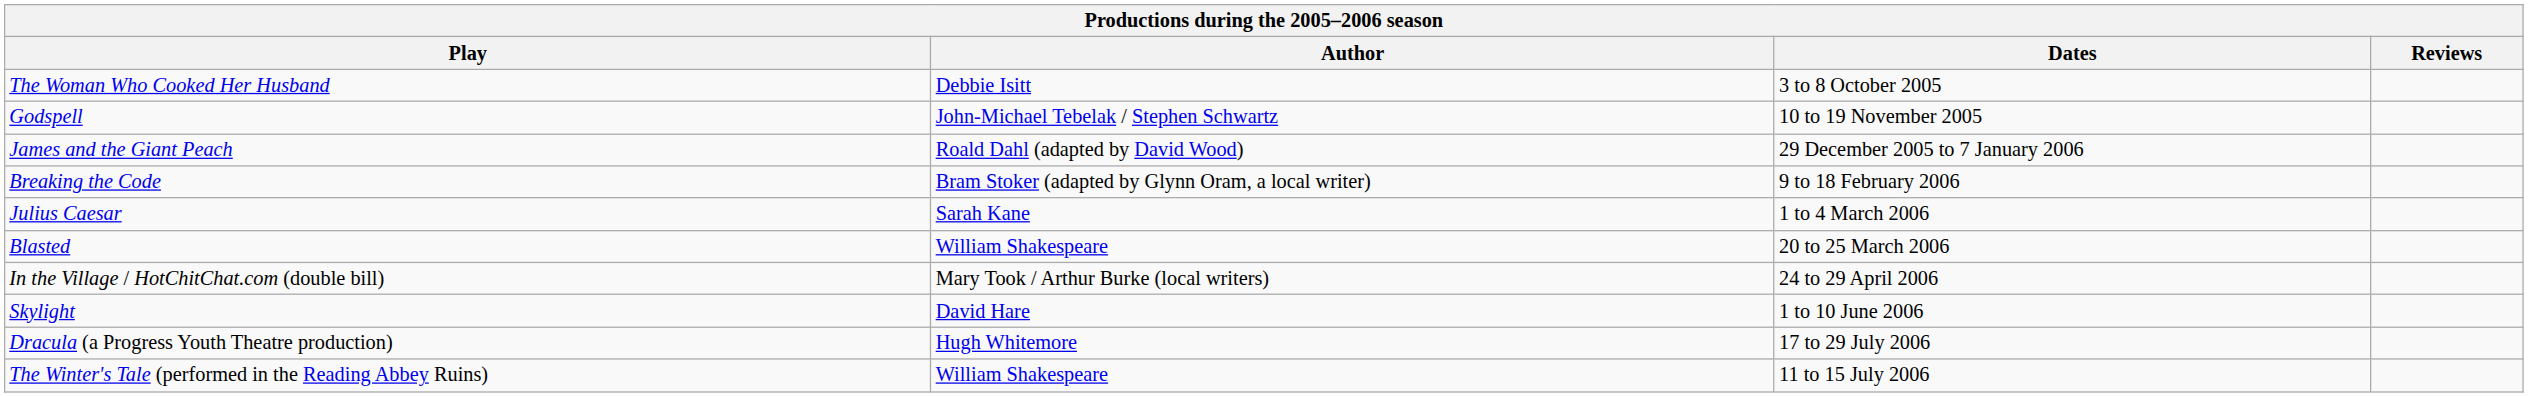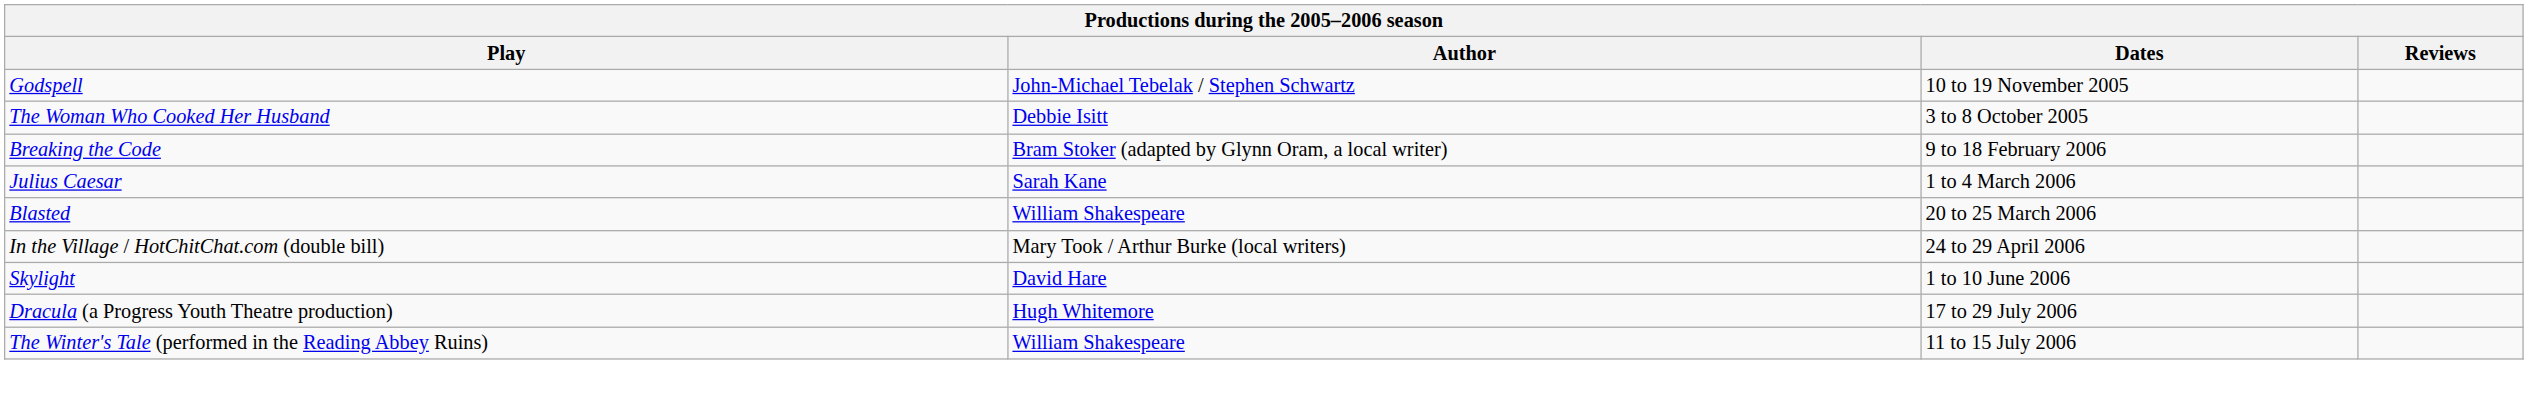rows swapped: (170, 85) <-> (46, 117)
- row: (121, 149)
